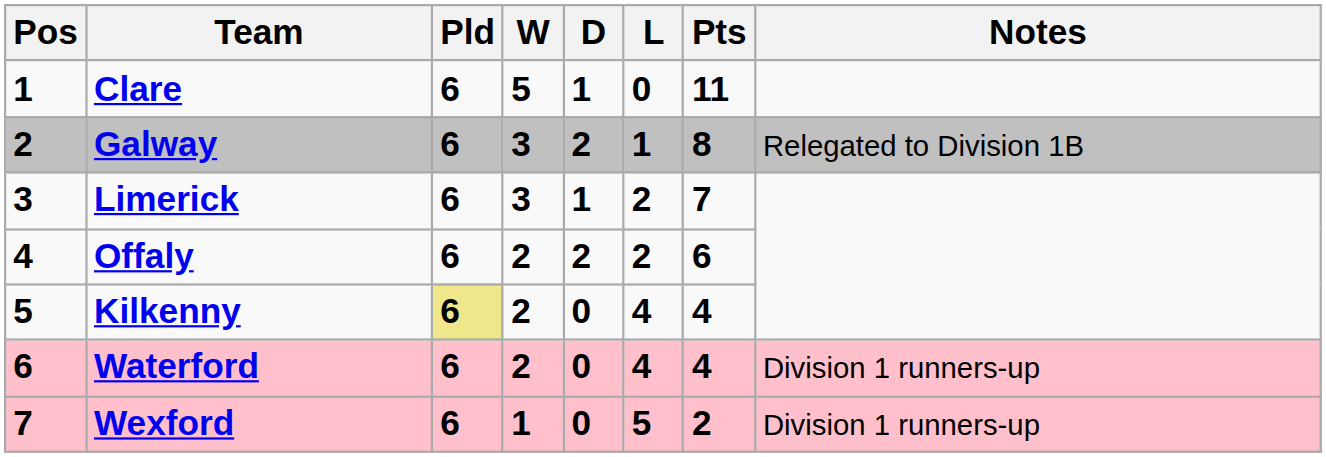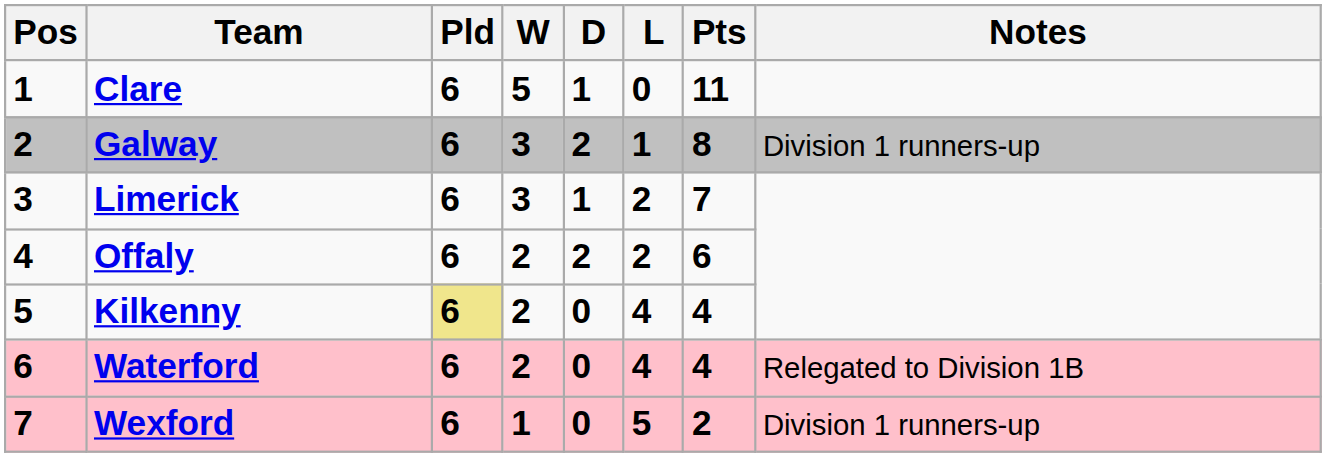(923, 146) Relegated to Division 1B -> (901, 146) Division 1 runners-up
(901, 369) Division 1 runners-up -> (923, 369) Relegated to Division 1B
